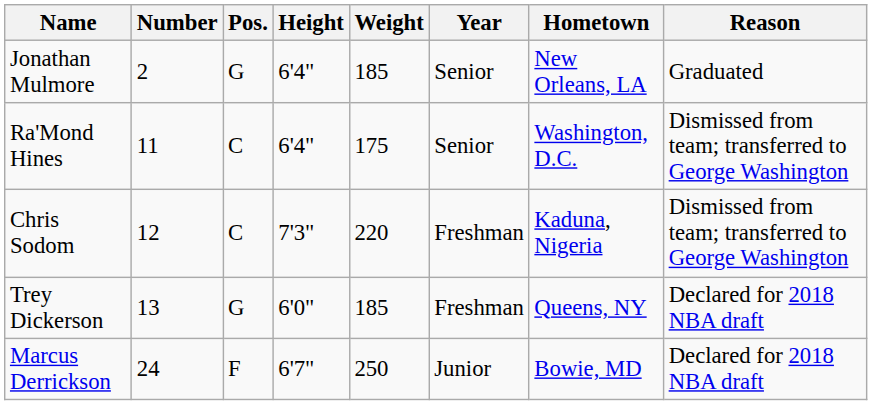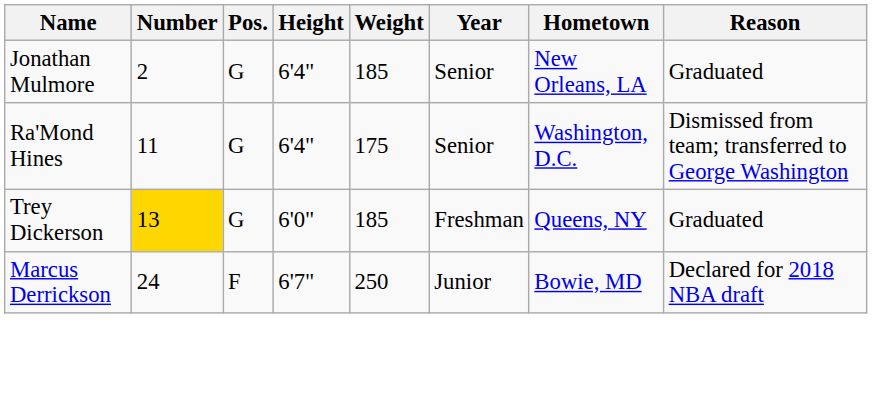(236, 145) C -> (236, 145) G
- row: (42, 232)
(148, 307) no background -> (148, 220) gold background
(751, 307) Declared for 2018 NBA draft -> (716, 220) Graduated
